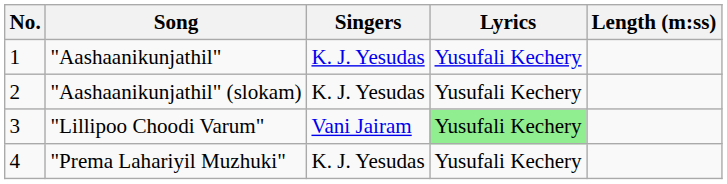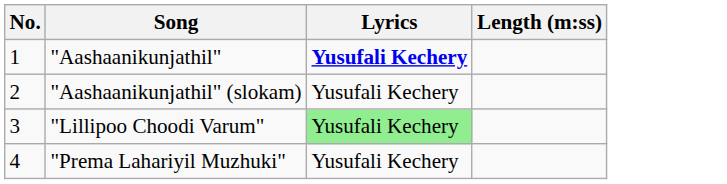- column: (368, 22)
(508, 56) normal -> (389, 56) bold
